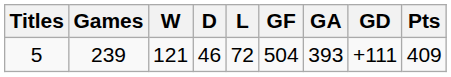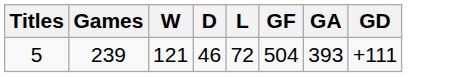- column: (424, 21)
